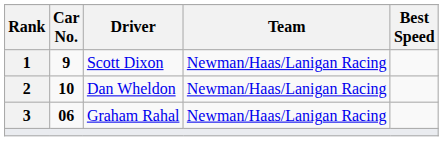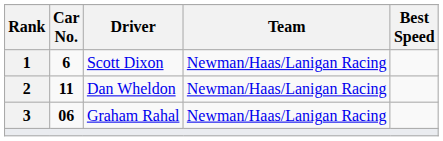(66, 63) 9 -> (66, 63) 6
(66, 89) 10 -> (66, 89) 11
